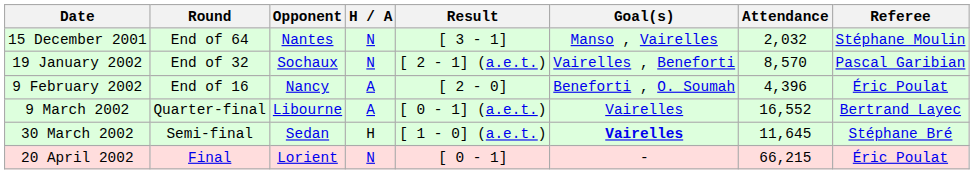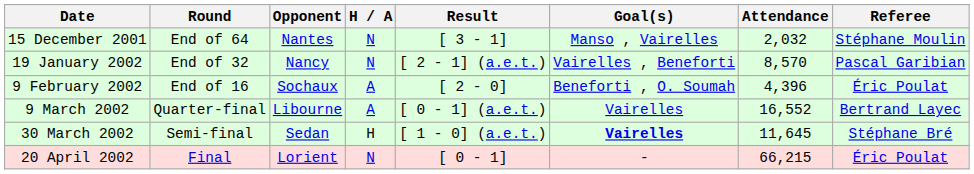(308, 63) Sochaux -> (308, 63) Nancy
(308, 87) Nancy -> (308, 87) Sochaux
